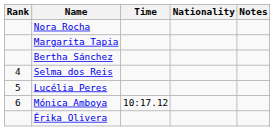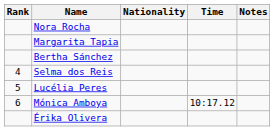columns swapped: (204, 12) <-> (146, 12)
